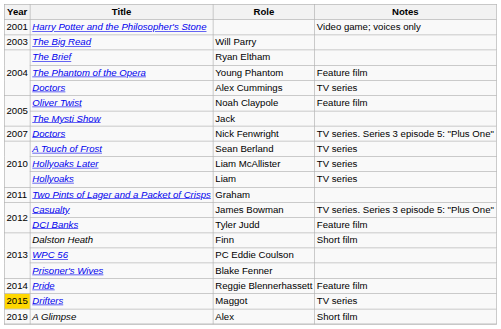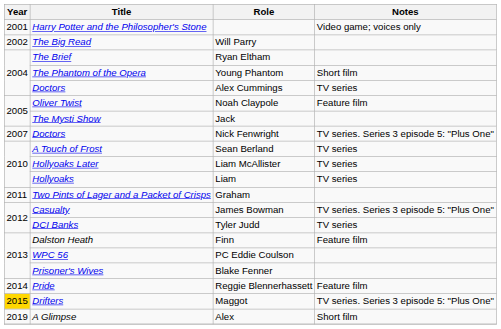(17, 42) 2003 -> (17, 42) 2002
(342, 73) Feature film -> (337, 73) Short film
(342, 225) Feature film -> (337, 225) TV series
(337, 240) Short film -> (342, 240) Feature film
(337, 301) TV series -> (405, 301) TV series. Series 3 episode 5: "Plus One"
